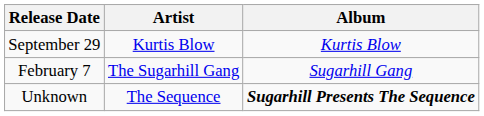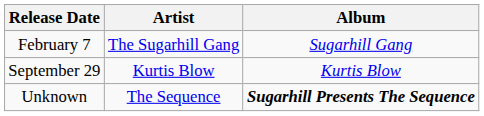rows swapped: (54, 70) <-> (54, 44)
